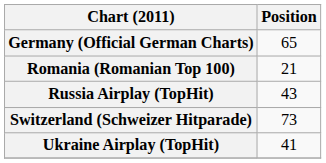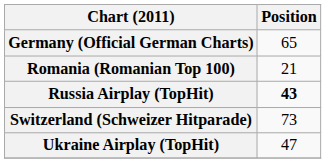(289, 94) normal -> (289, 94) bold
(289, 145) 41 -> (289, 145) 47
